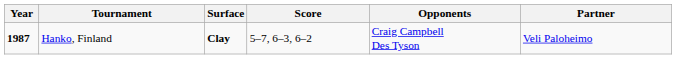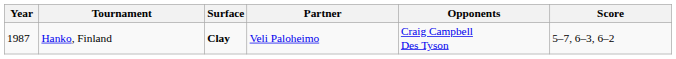columns swapped: (596, 13) <-> (308, 13)
(18, 38) bold -> (18, 38) normal
